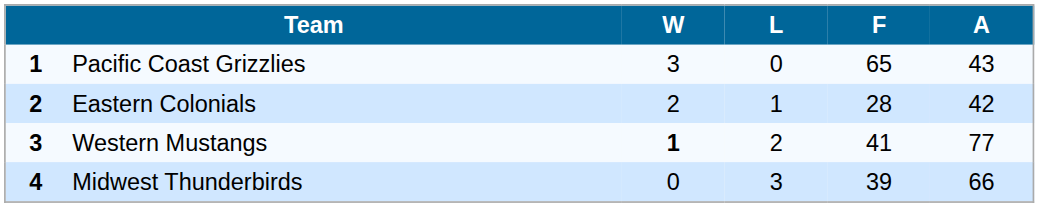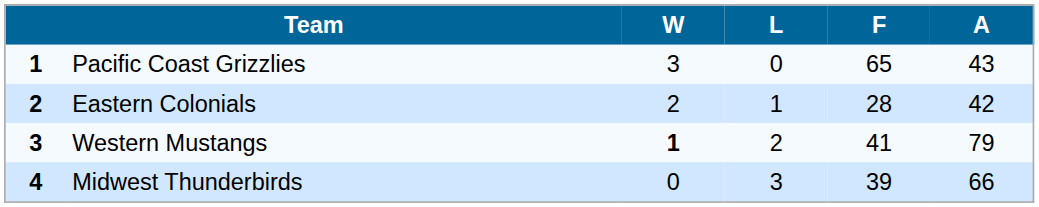(982, 143) 77 -> (982, 143) 79
